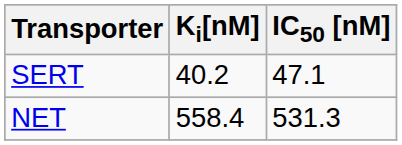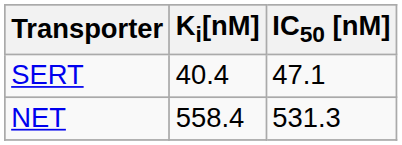(202, 75) 40.2 -> (202, 75) 40.4
